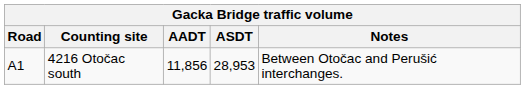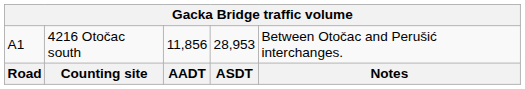rows swapped: (25, 36) <-> (16, 66)
